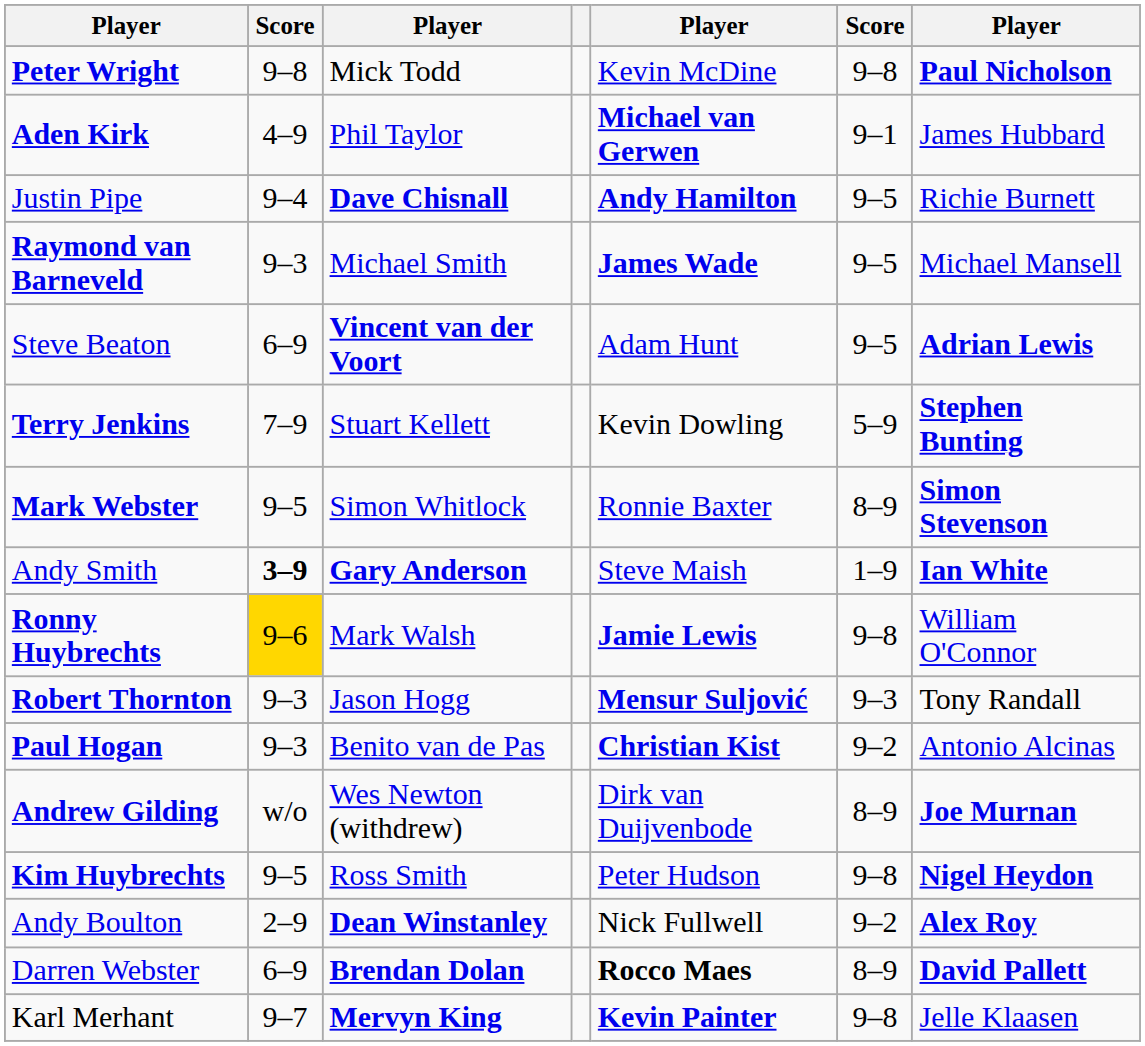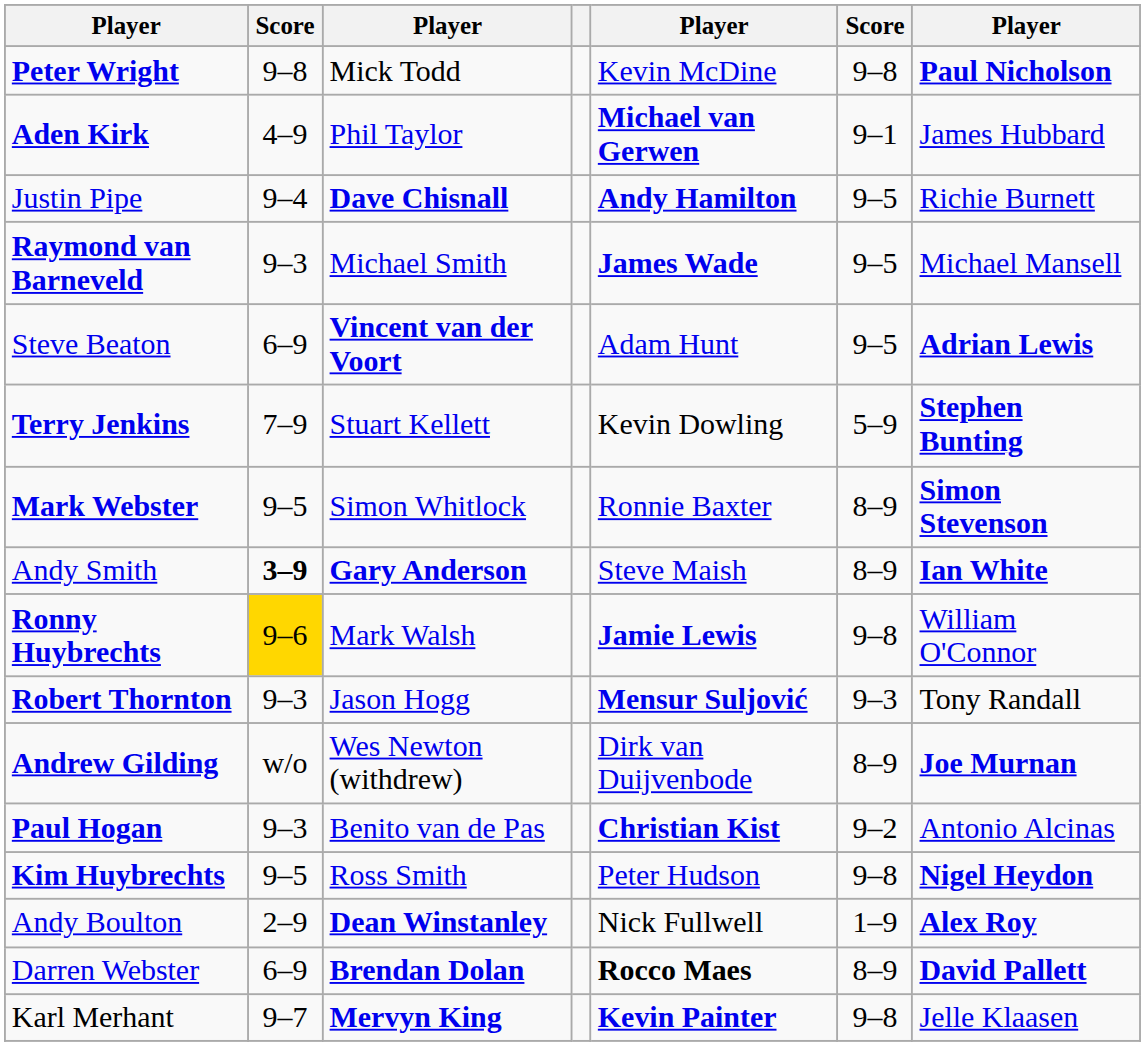(875, 570) 1–9 -> (875, 570) 8–9
rows swapped: (87, 746) <-> (115, 810)
(875, 922) 9–2 -> (875, 922) 1–9
